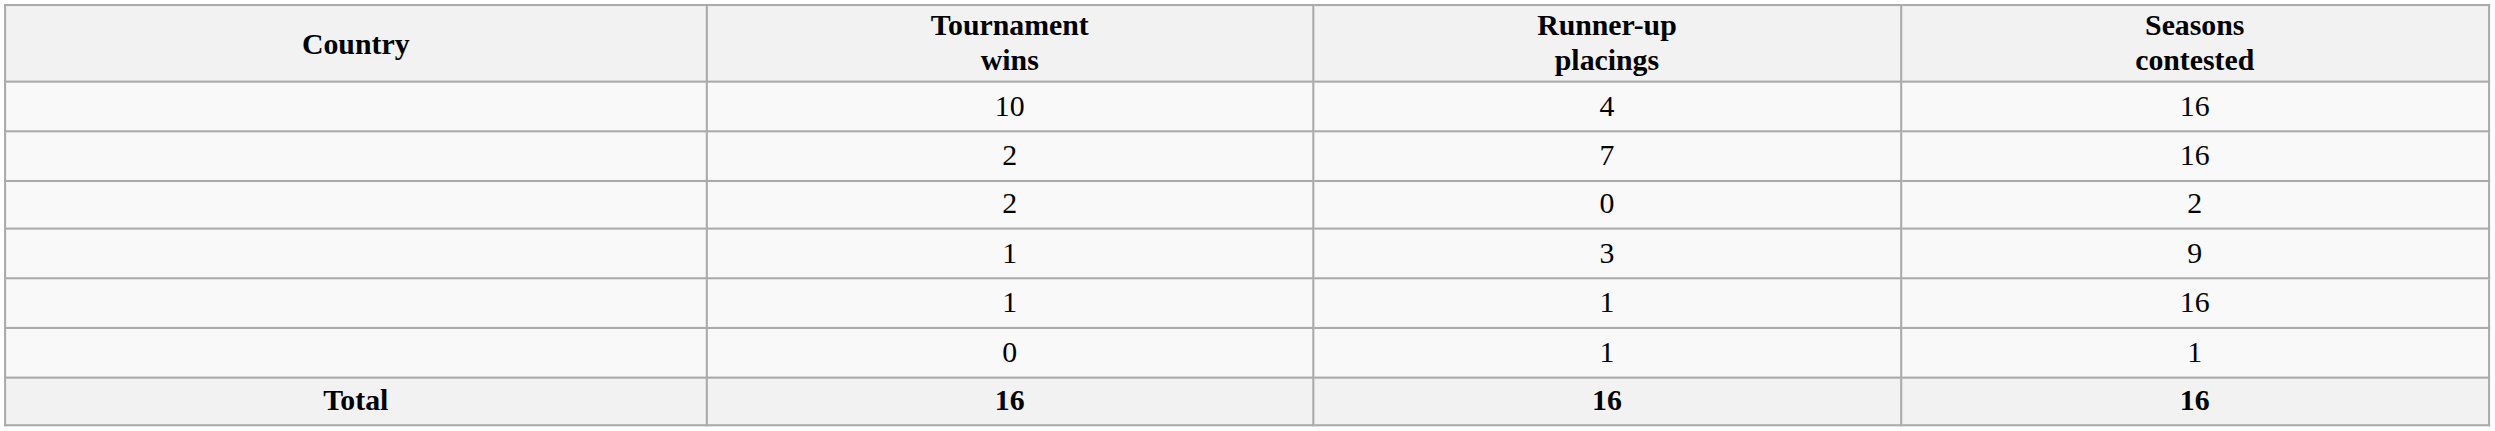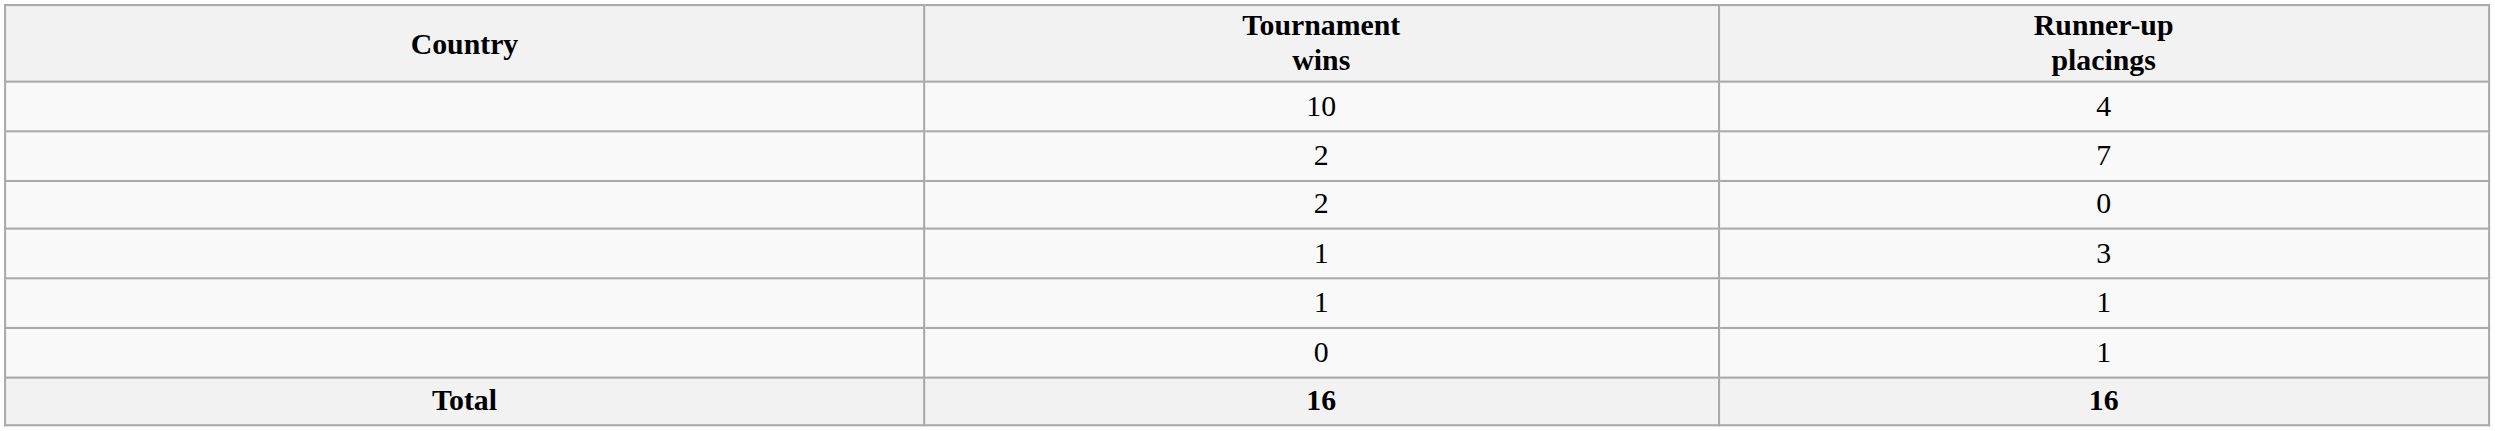- column: (2195, 43)
